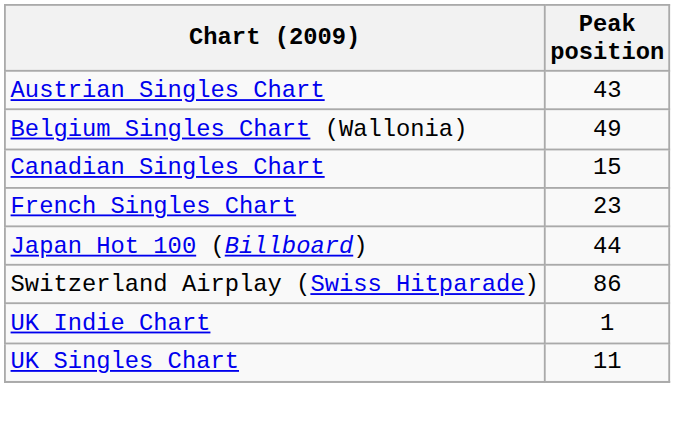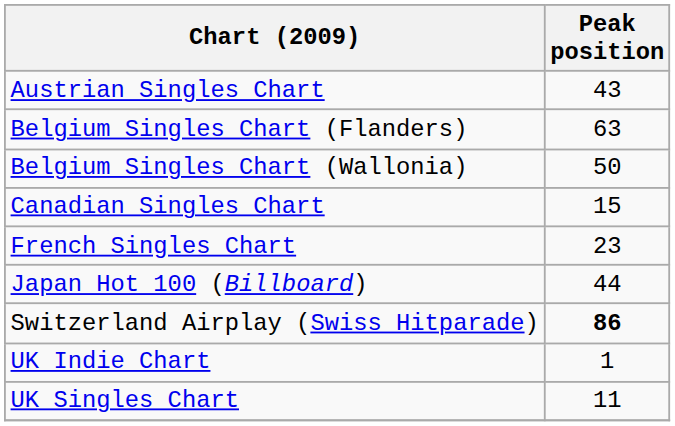+ row: (239, 129)
(607, 129) 49 -> (607, 168) 50
(607, 284) normal -> (607, 323) bold
